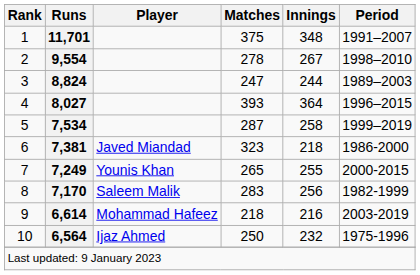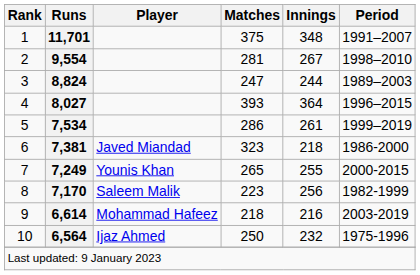(252, 59) 278 -> (252, 59) 281
(252, 125) 287 -> (252, 125) 286
(311, 125) 258 -> (311, 125) 261
(252, 192) 283 -> (252, 192) 223
